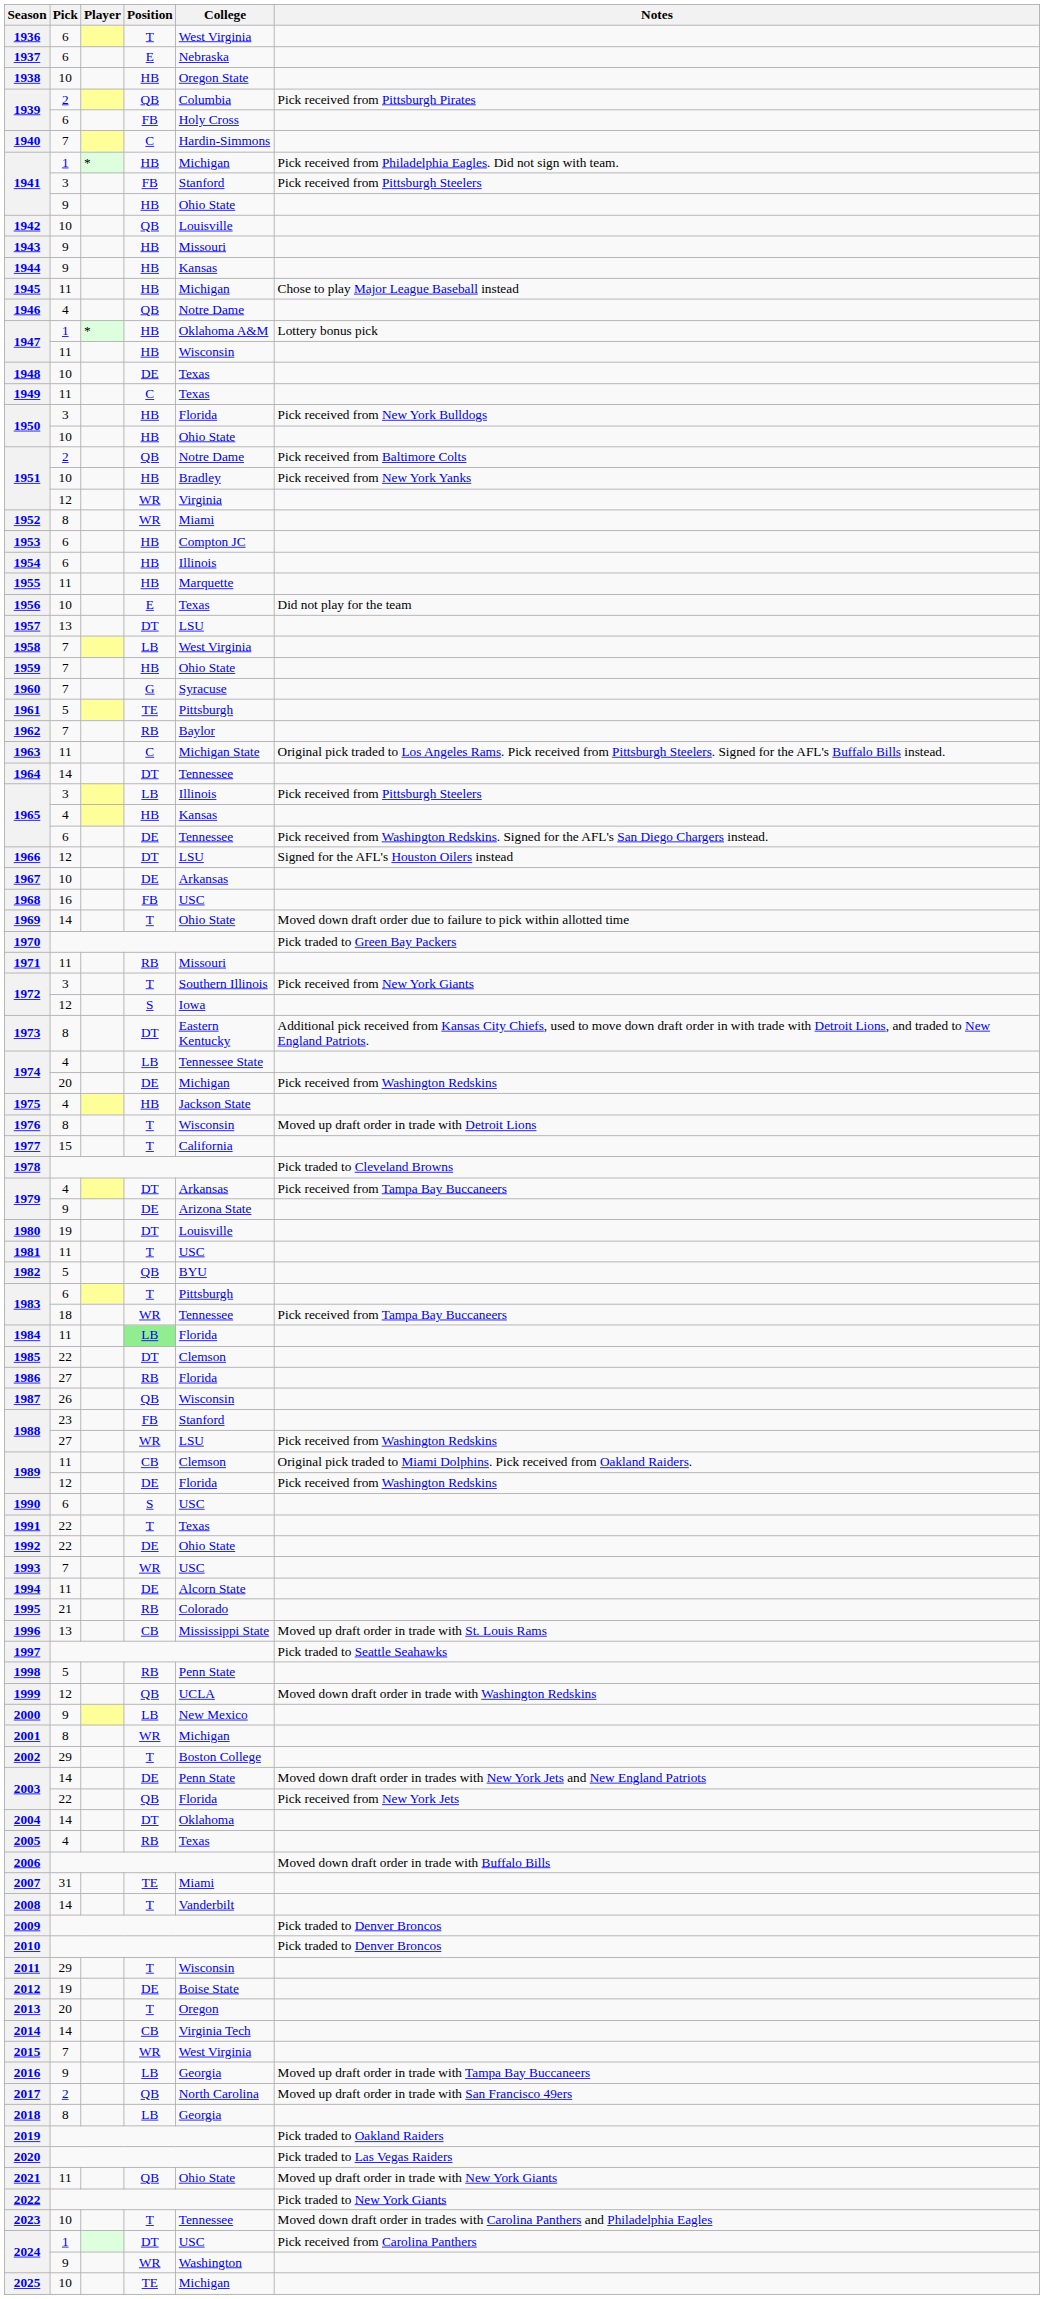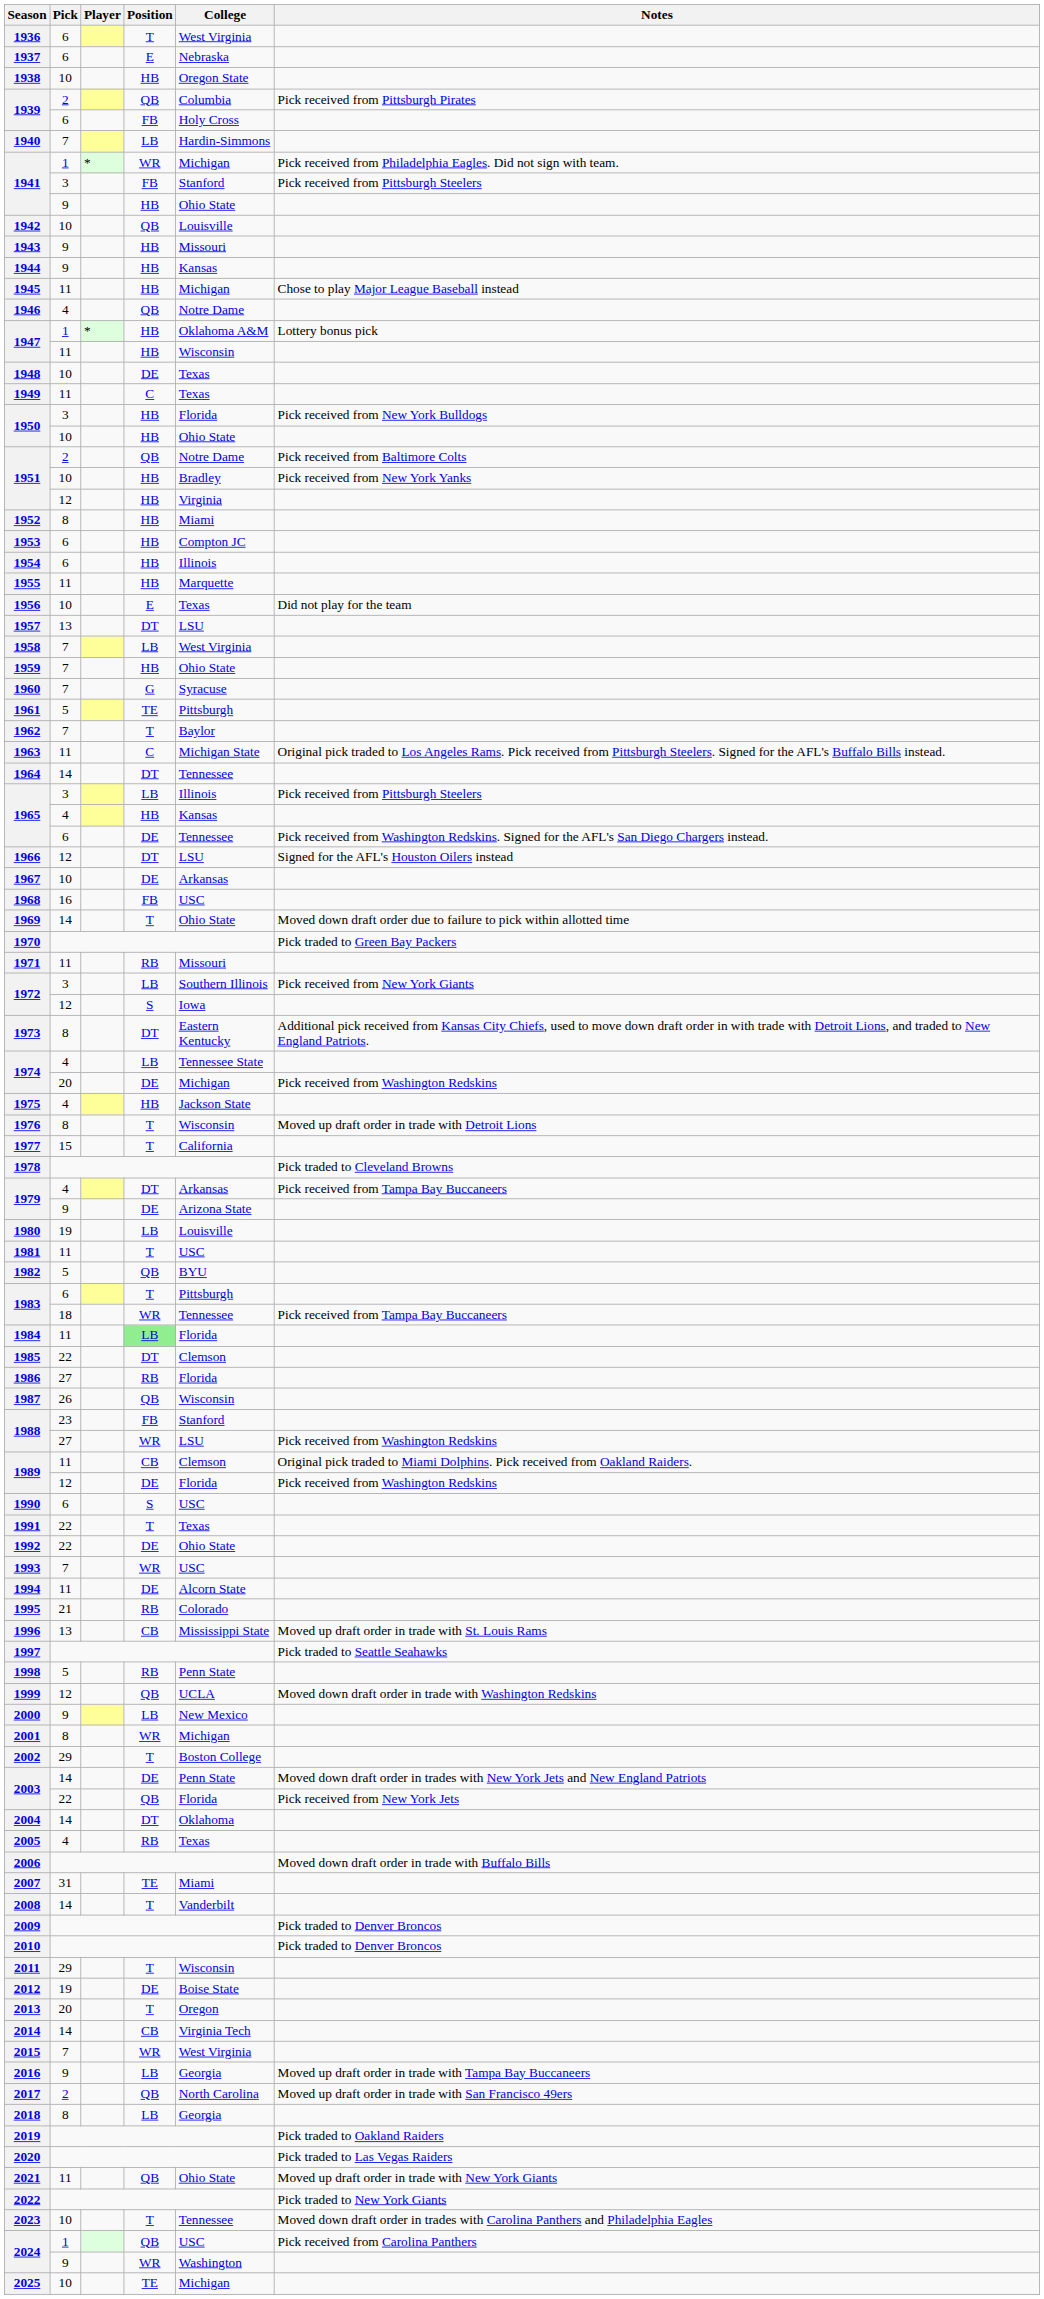(150, 141) C -> (150, 141) LB
(150, 162) HB -> (150, 162) WR
(150, 499) WR -> (150, 499) HB
(150, 520) WR -> (150, 520) HB
(150, 731) RB -> (150, 731) T
(150, 983) T -> (150, 983) LB
(150, 1230) DT -> (150, 1230) LB
(150, 2241) DT -> (150, 2241) QB
